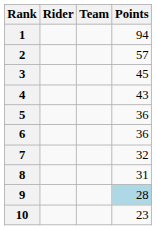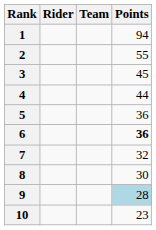(142, 54) 57 -> (142, 54) 55
(142, 94) 43 -> (142, 94) 44
(142, 134) normal -> (142, 134) bold
(142, 174) 31 -> (142, 174) 30
